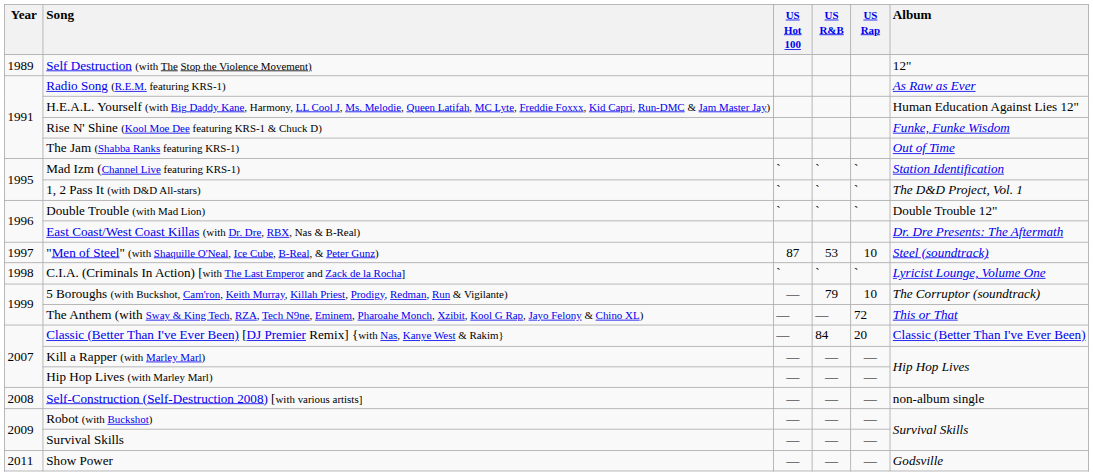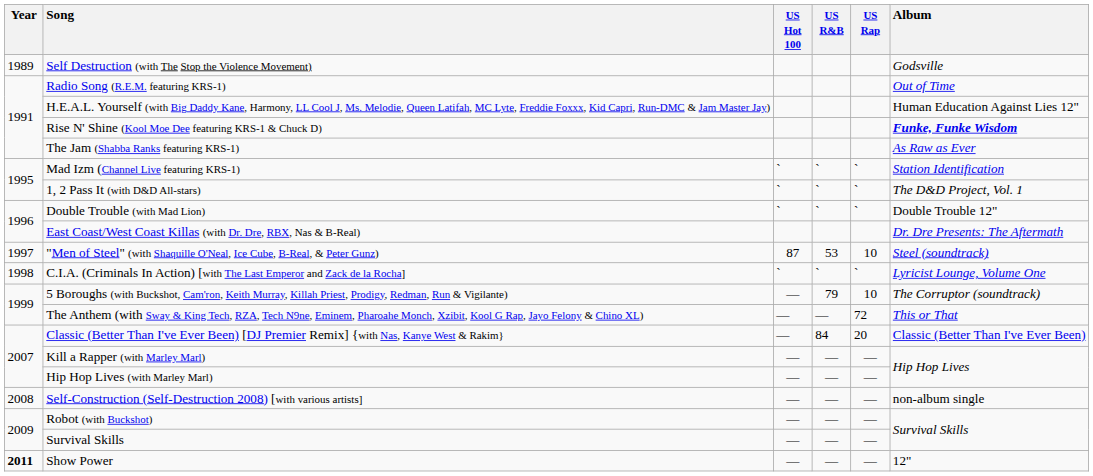(902, 65) 12" -> (918, 65) Godsville
(934, 86) As Raw as Ever -> (924, 86) Out of Time
(951, 127) normal -> (955, 127) bold
(924, 148) Out of Time -> (934, 148) As Raw as Ever
(20, 460) normal -> (20, 460) bold
(918, 460) Godsville -> (902, 460) 12"
